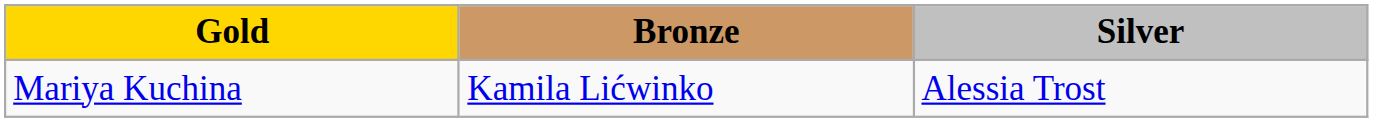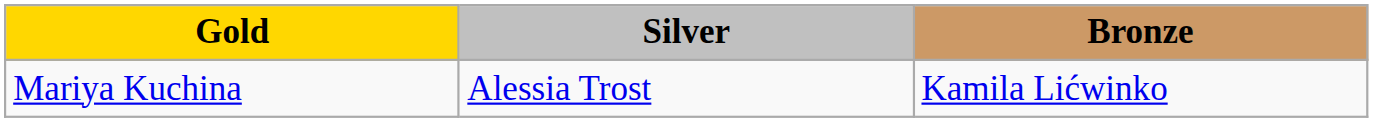columns swapped: (1140, 32) <-> (686, 32)
